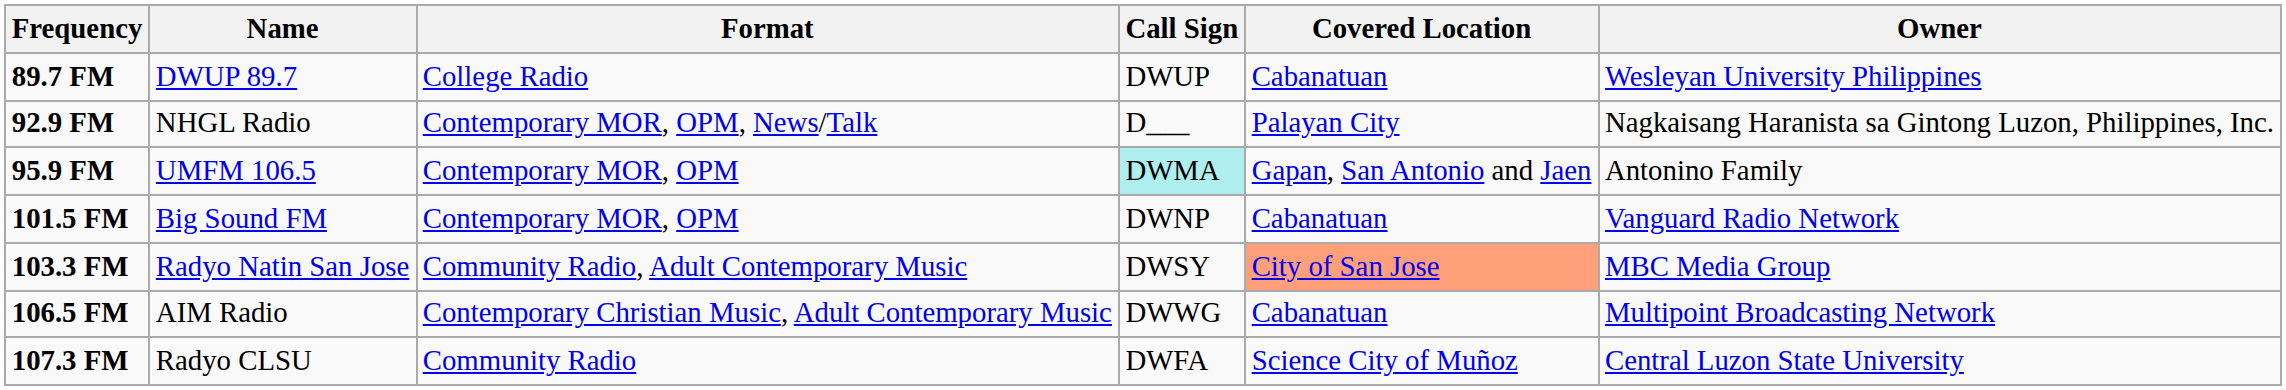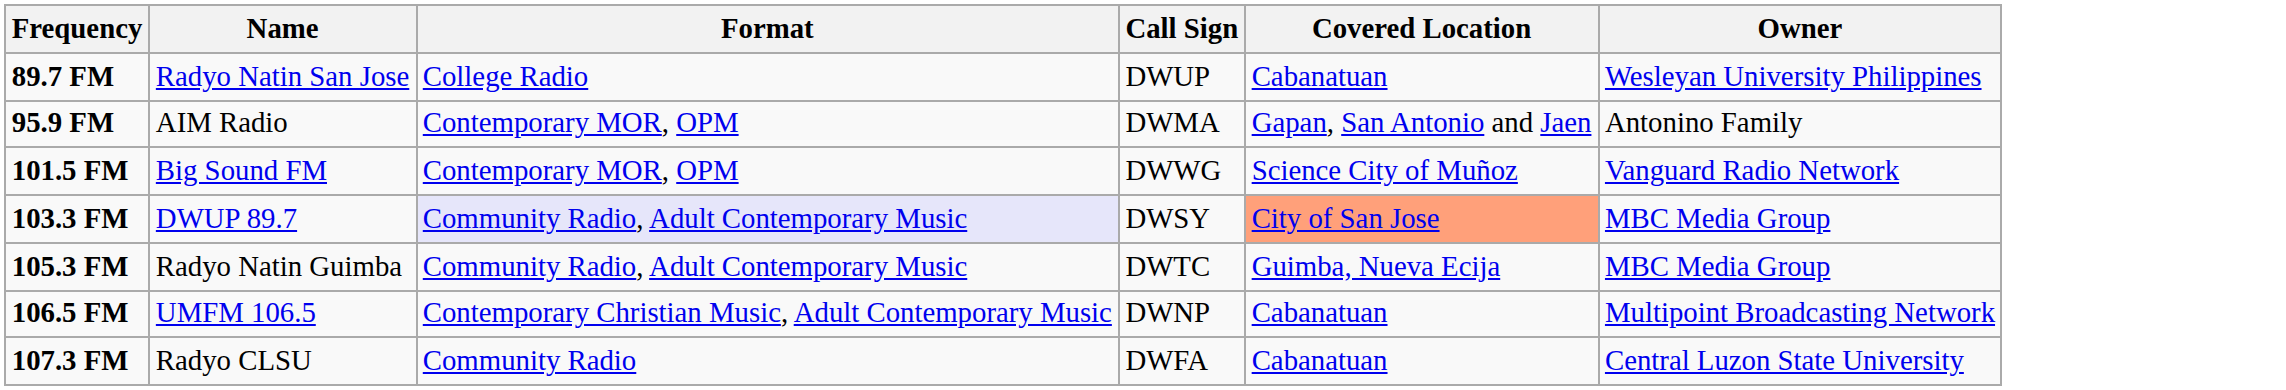(226, 76) DWUP 89.7 -> (283, 76) Radyo Natin San Jose
- row: (63, 123)
(236, 171) UMFM 106.5 -> (222, 123) AIM Radio
(1173, 171) paleturquoise background -> (1173, 123) no background
(1168, 218) DWNP -> (1173, 171) DWWG
(1320, 218) Cabanatuan -> (1385, 171) Science City of Muñoz
(283, 266) Radyo Natin San Jose -> (226, 218) DWUP 89.7
(695, 266) no background -> (695, 218) lavender background
+ row: (70, 266)
(222, 313) AIM Radio -> (236, 313) UMFM 106.5
(1173, 313) DWWG -> (1168, 313) DWNP
(1385, 361) Science City of Muñoz -> (1320, 361) Cabanatuan
